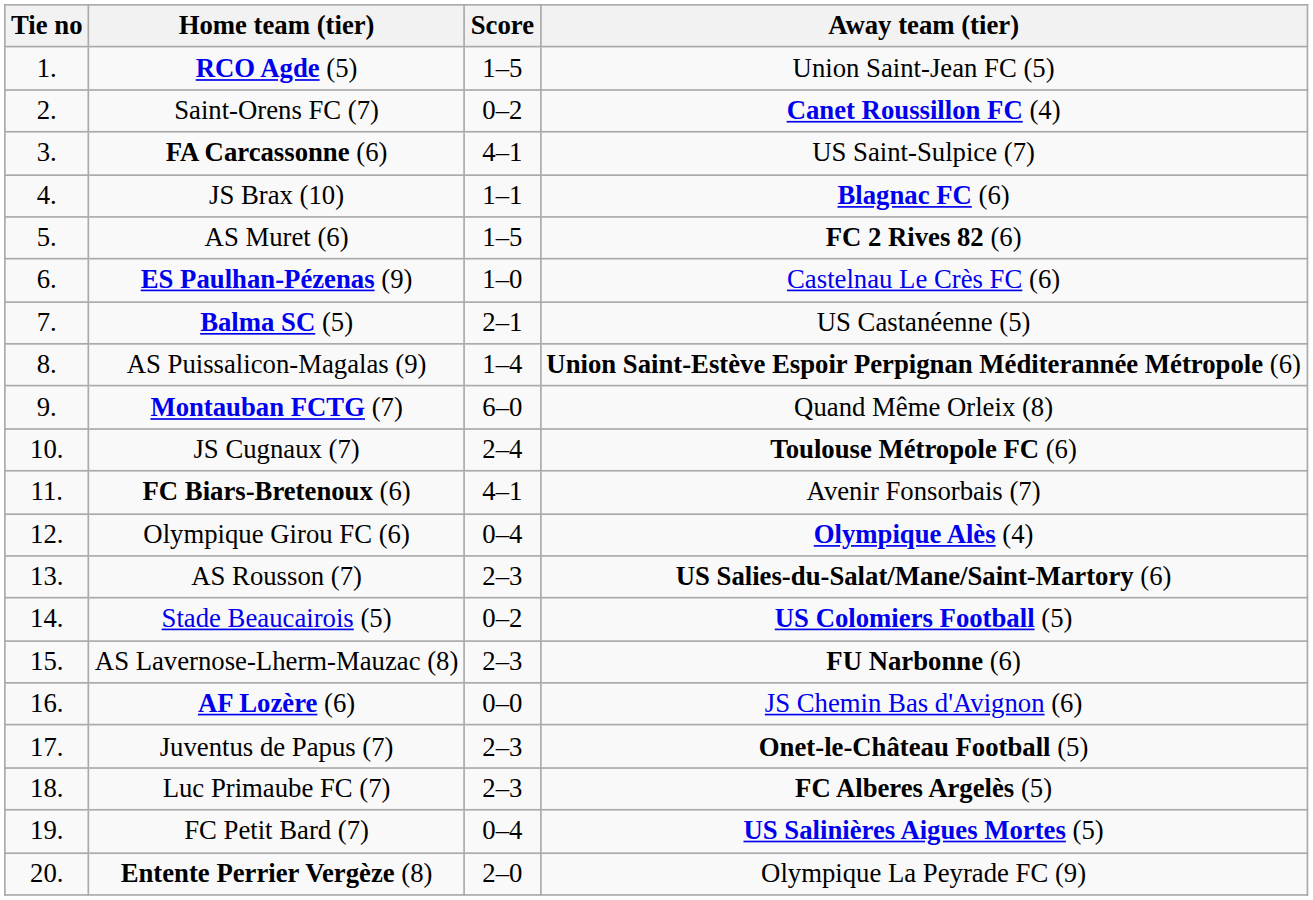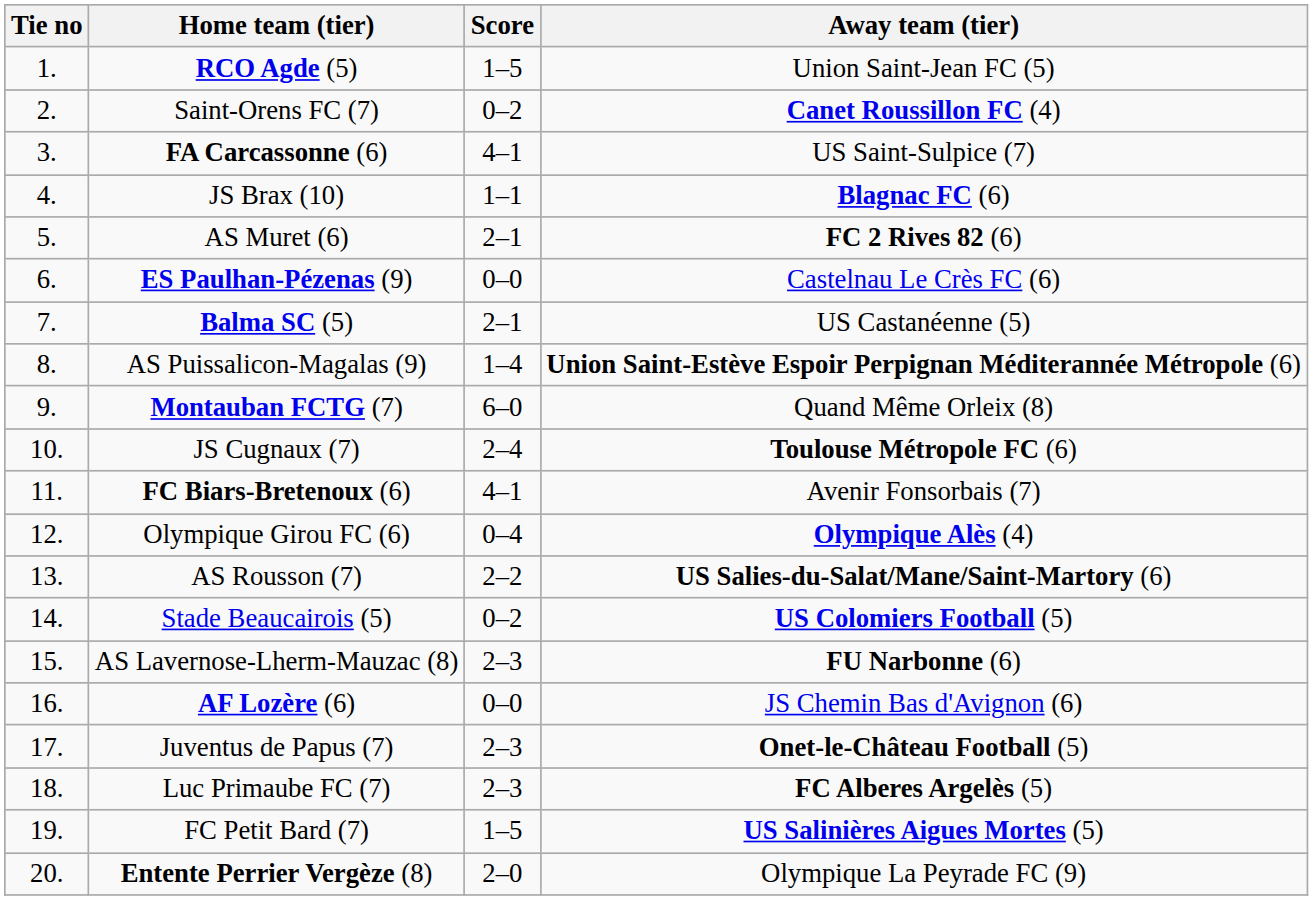(502, 237) 1–5 -> (502, 237) 2–1
(502, 279) 1–0 -> (502, 279) 0–0
(502, 576) 2–3 -> (502, 576) 2–2
(502, 830) 0–4 -> (502, 830) 1–5
